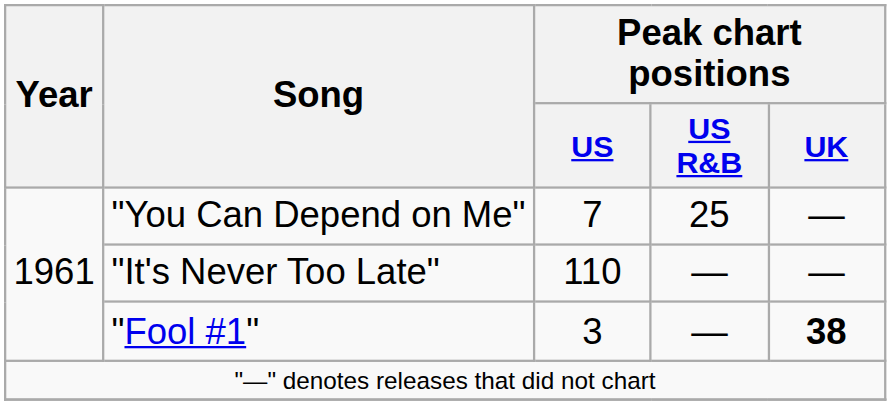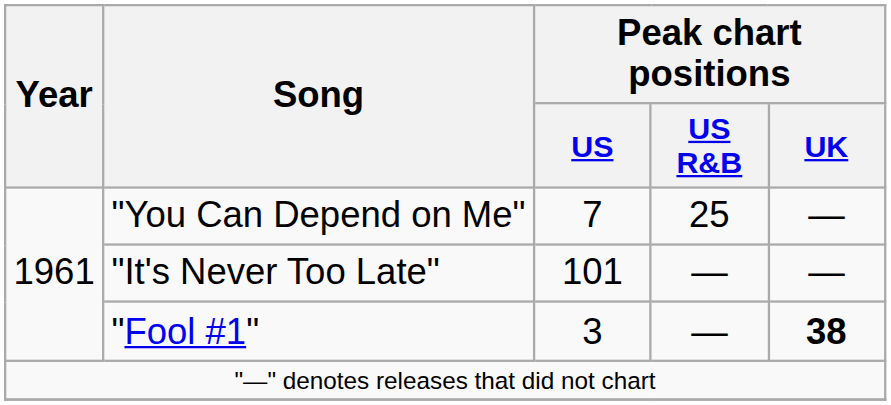(592, 272) 110 -> (592, 272) 101
